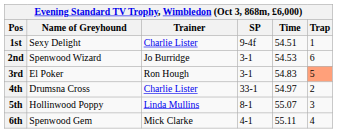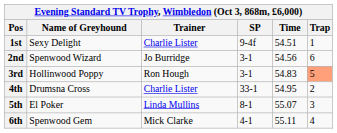(286, 58) 54.53 -> (286, 58) 54.56
(46, 74) El Poker -> (66, 74) Hollinwood Poppy
(286, 89) 54.97 -> (286, 89) 54.95
(66, 105) Hollinwood Poppy -> (46, 105) El Poker
